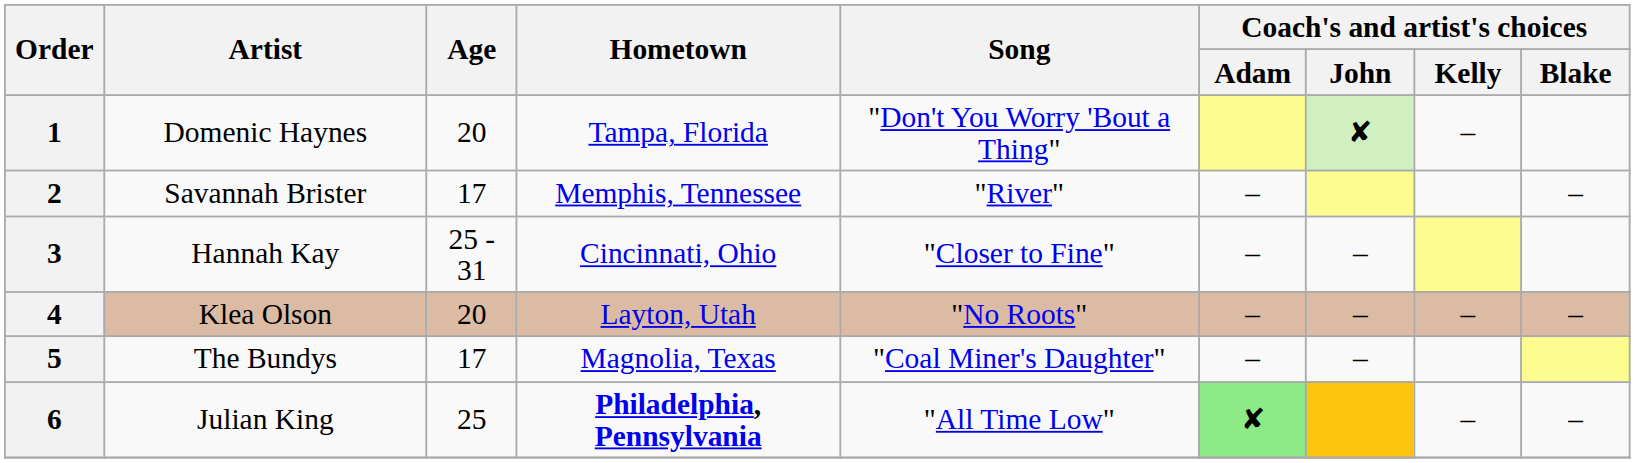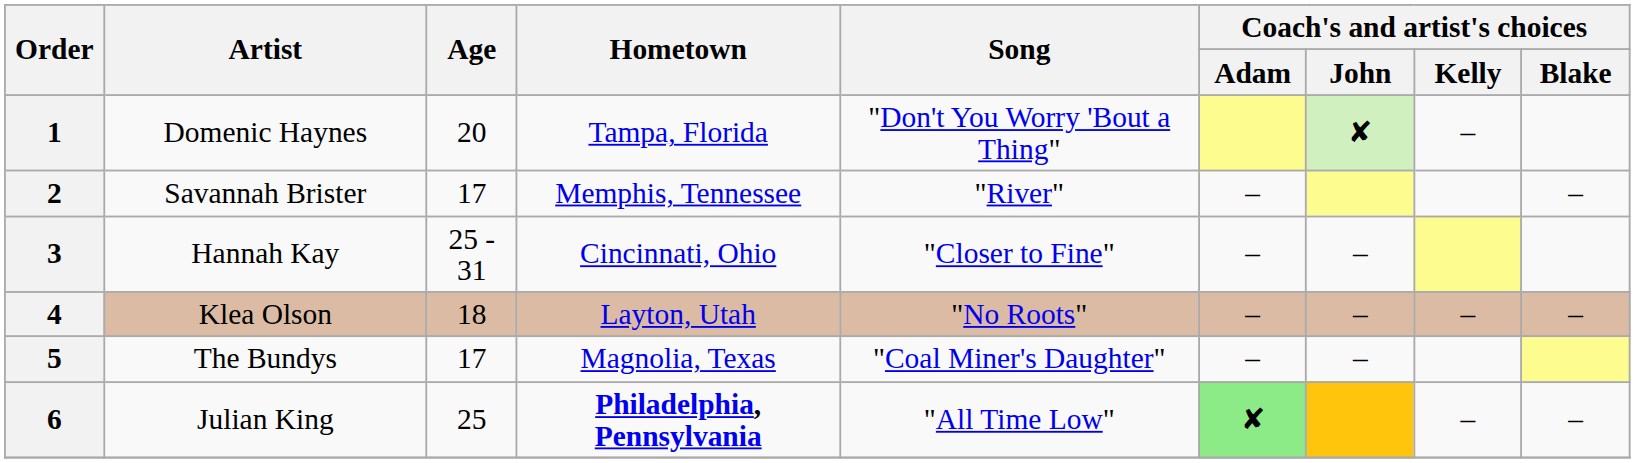(472, 314) 20 -> (472, 314) 18
